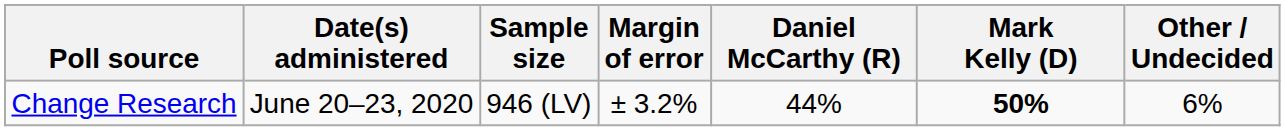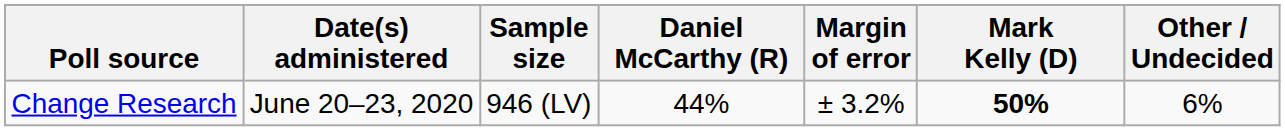columns swapped: (654, 43) <-> (814, 43)
